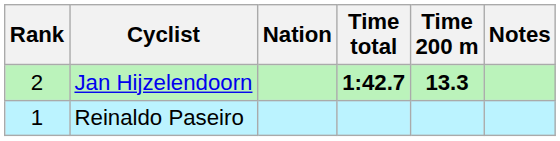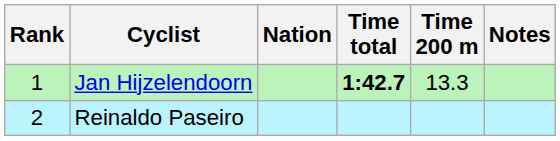(37, 82) 2 -> (37, 82) 1
(447, 82) bold -> (447, 82) normal
(37, 117) 1 -> (37, 117) 2
